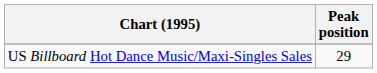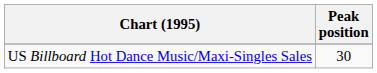(344, 56) 29 -> (344, 56) 30
